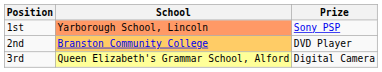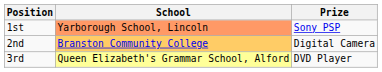(323, 44) DVD Player -> (334, 44) Digital Camera
(334, 59) Digital Camera -> (323, 59) DVD Player
